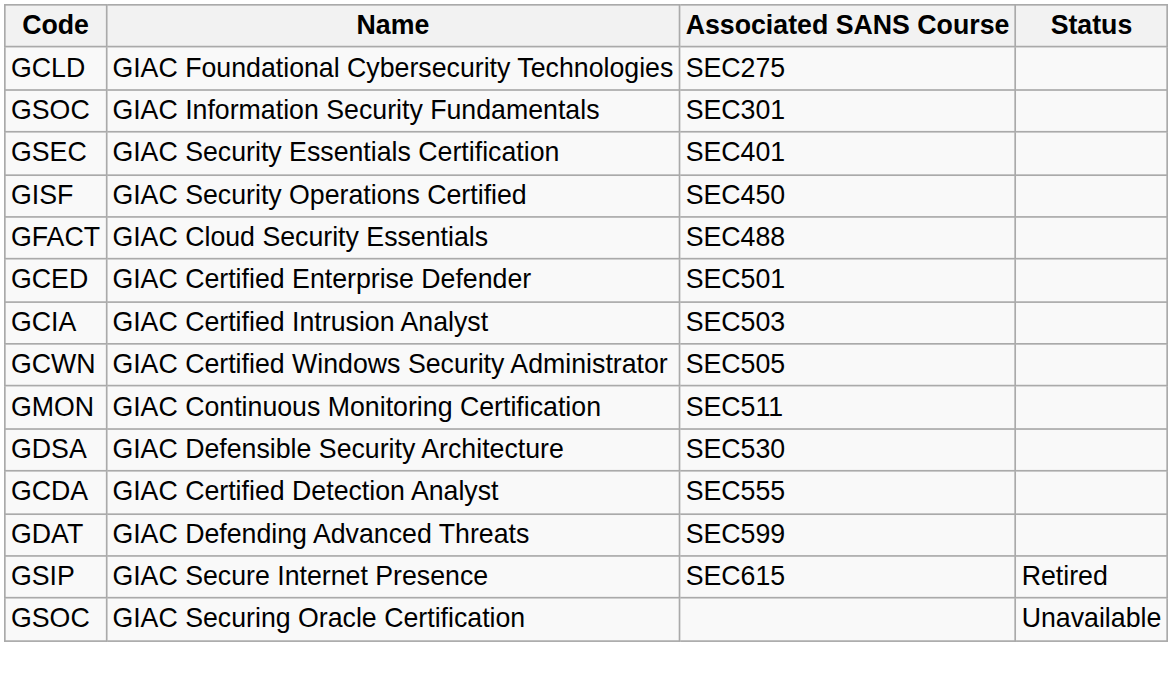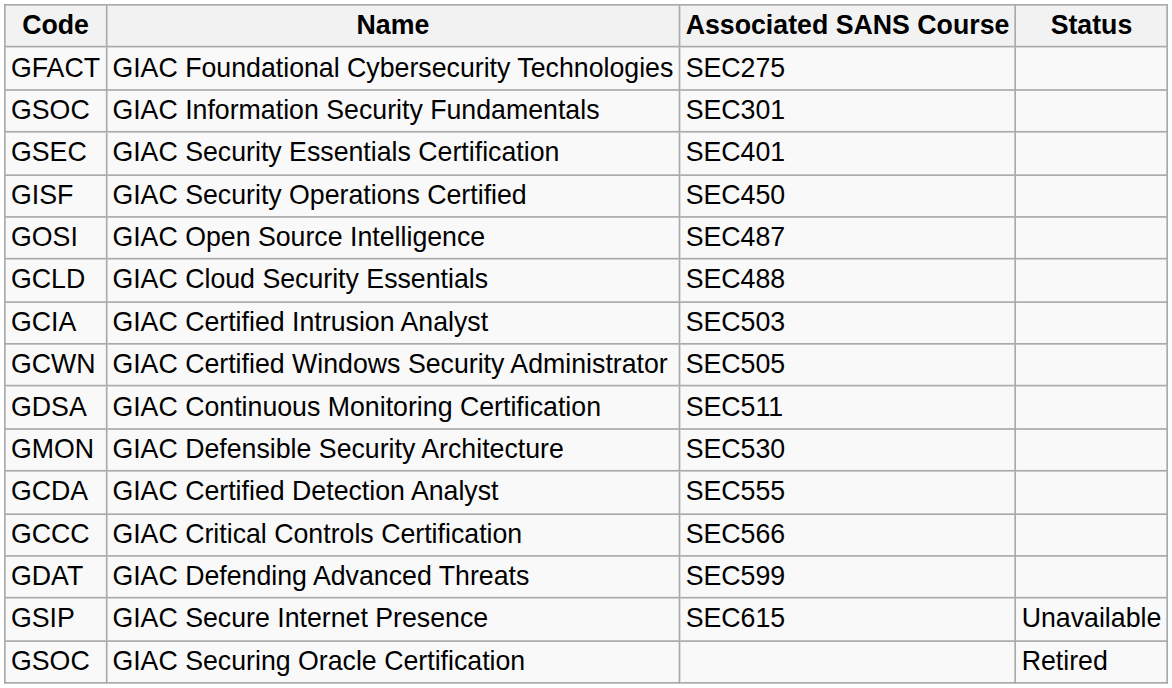(48, 68) GCLD -> (56, 68) GFACT
+ row: (299, 237)
(56, 237) GFACT -> (48, 279) GCLD
- row: (322, 279)
(53, 407) GMON -> (49, 407) GDSA
(49, 449) GDSA -> (53, 449) GMON
+ row: (317, 534)
(1065, 576) Retired -> (1091, 618) Unavailable
(1091, 618) Unavailable -> (1065, 661) Retired
